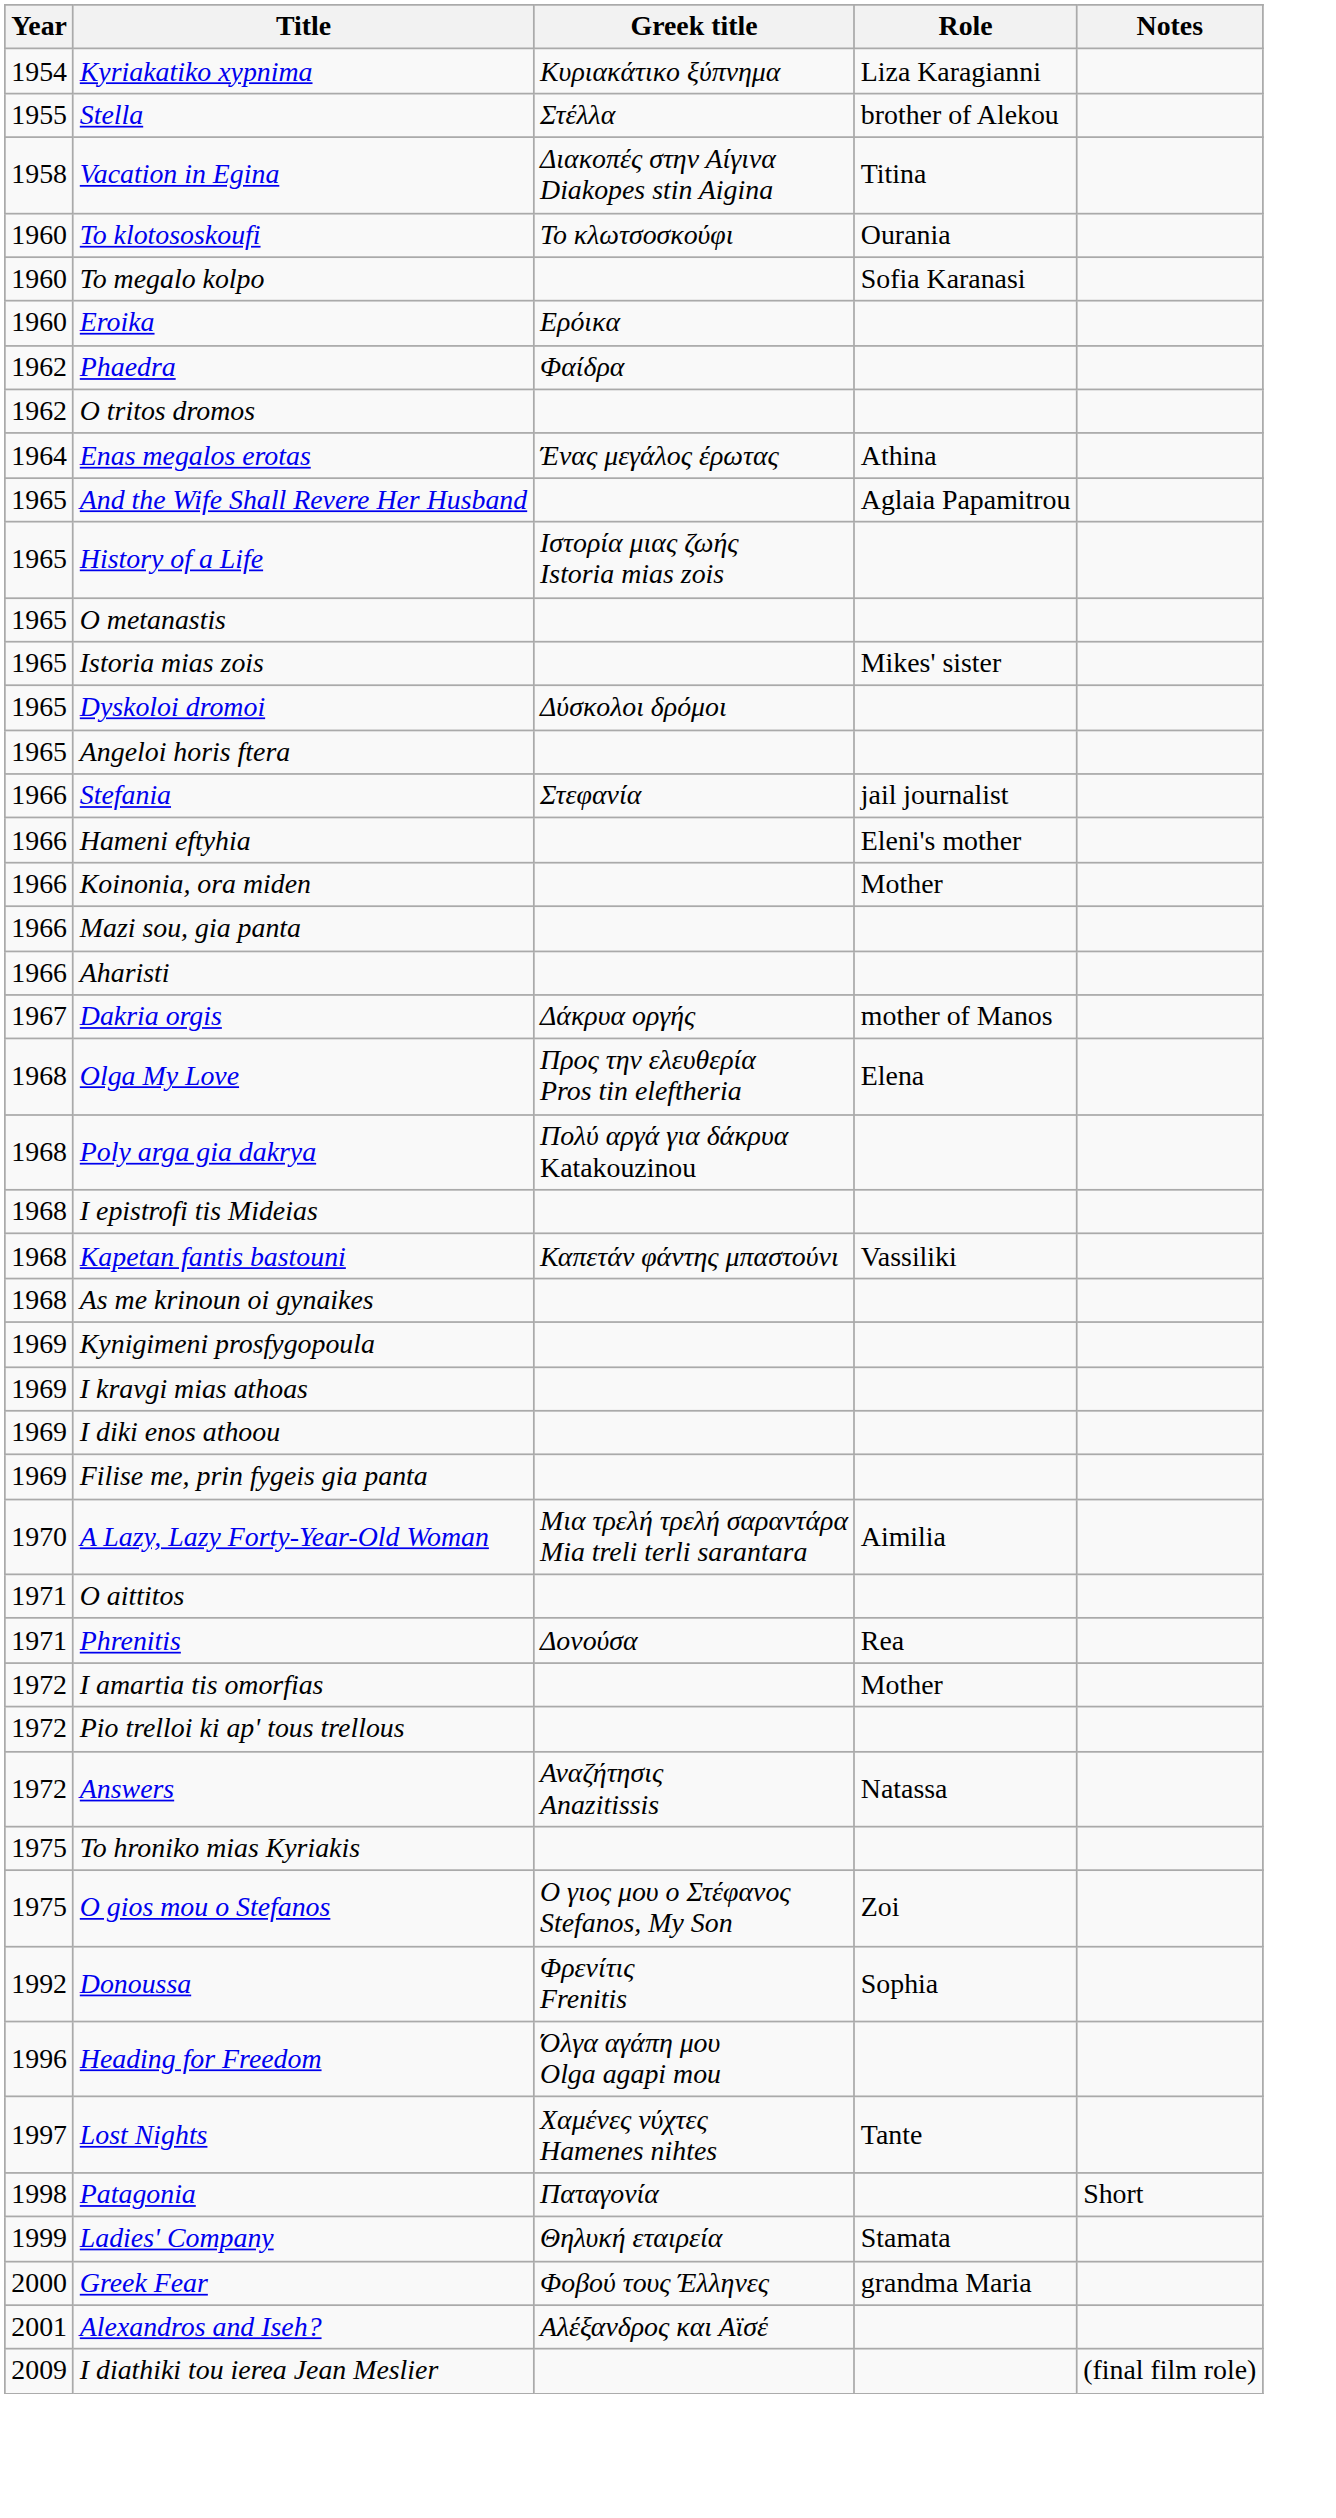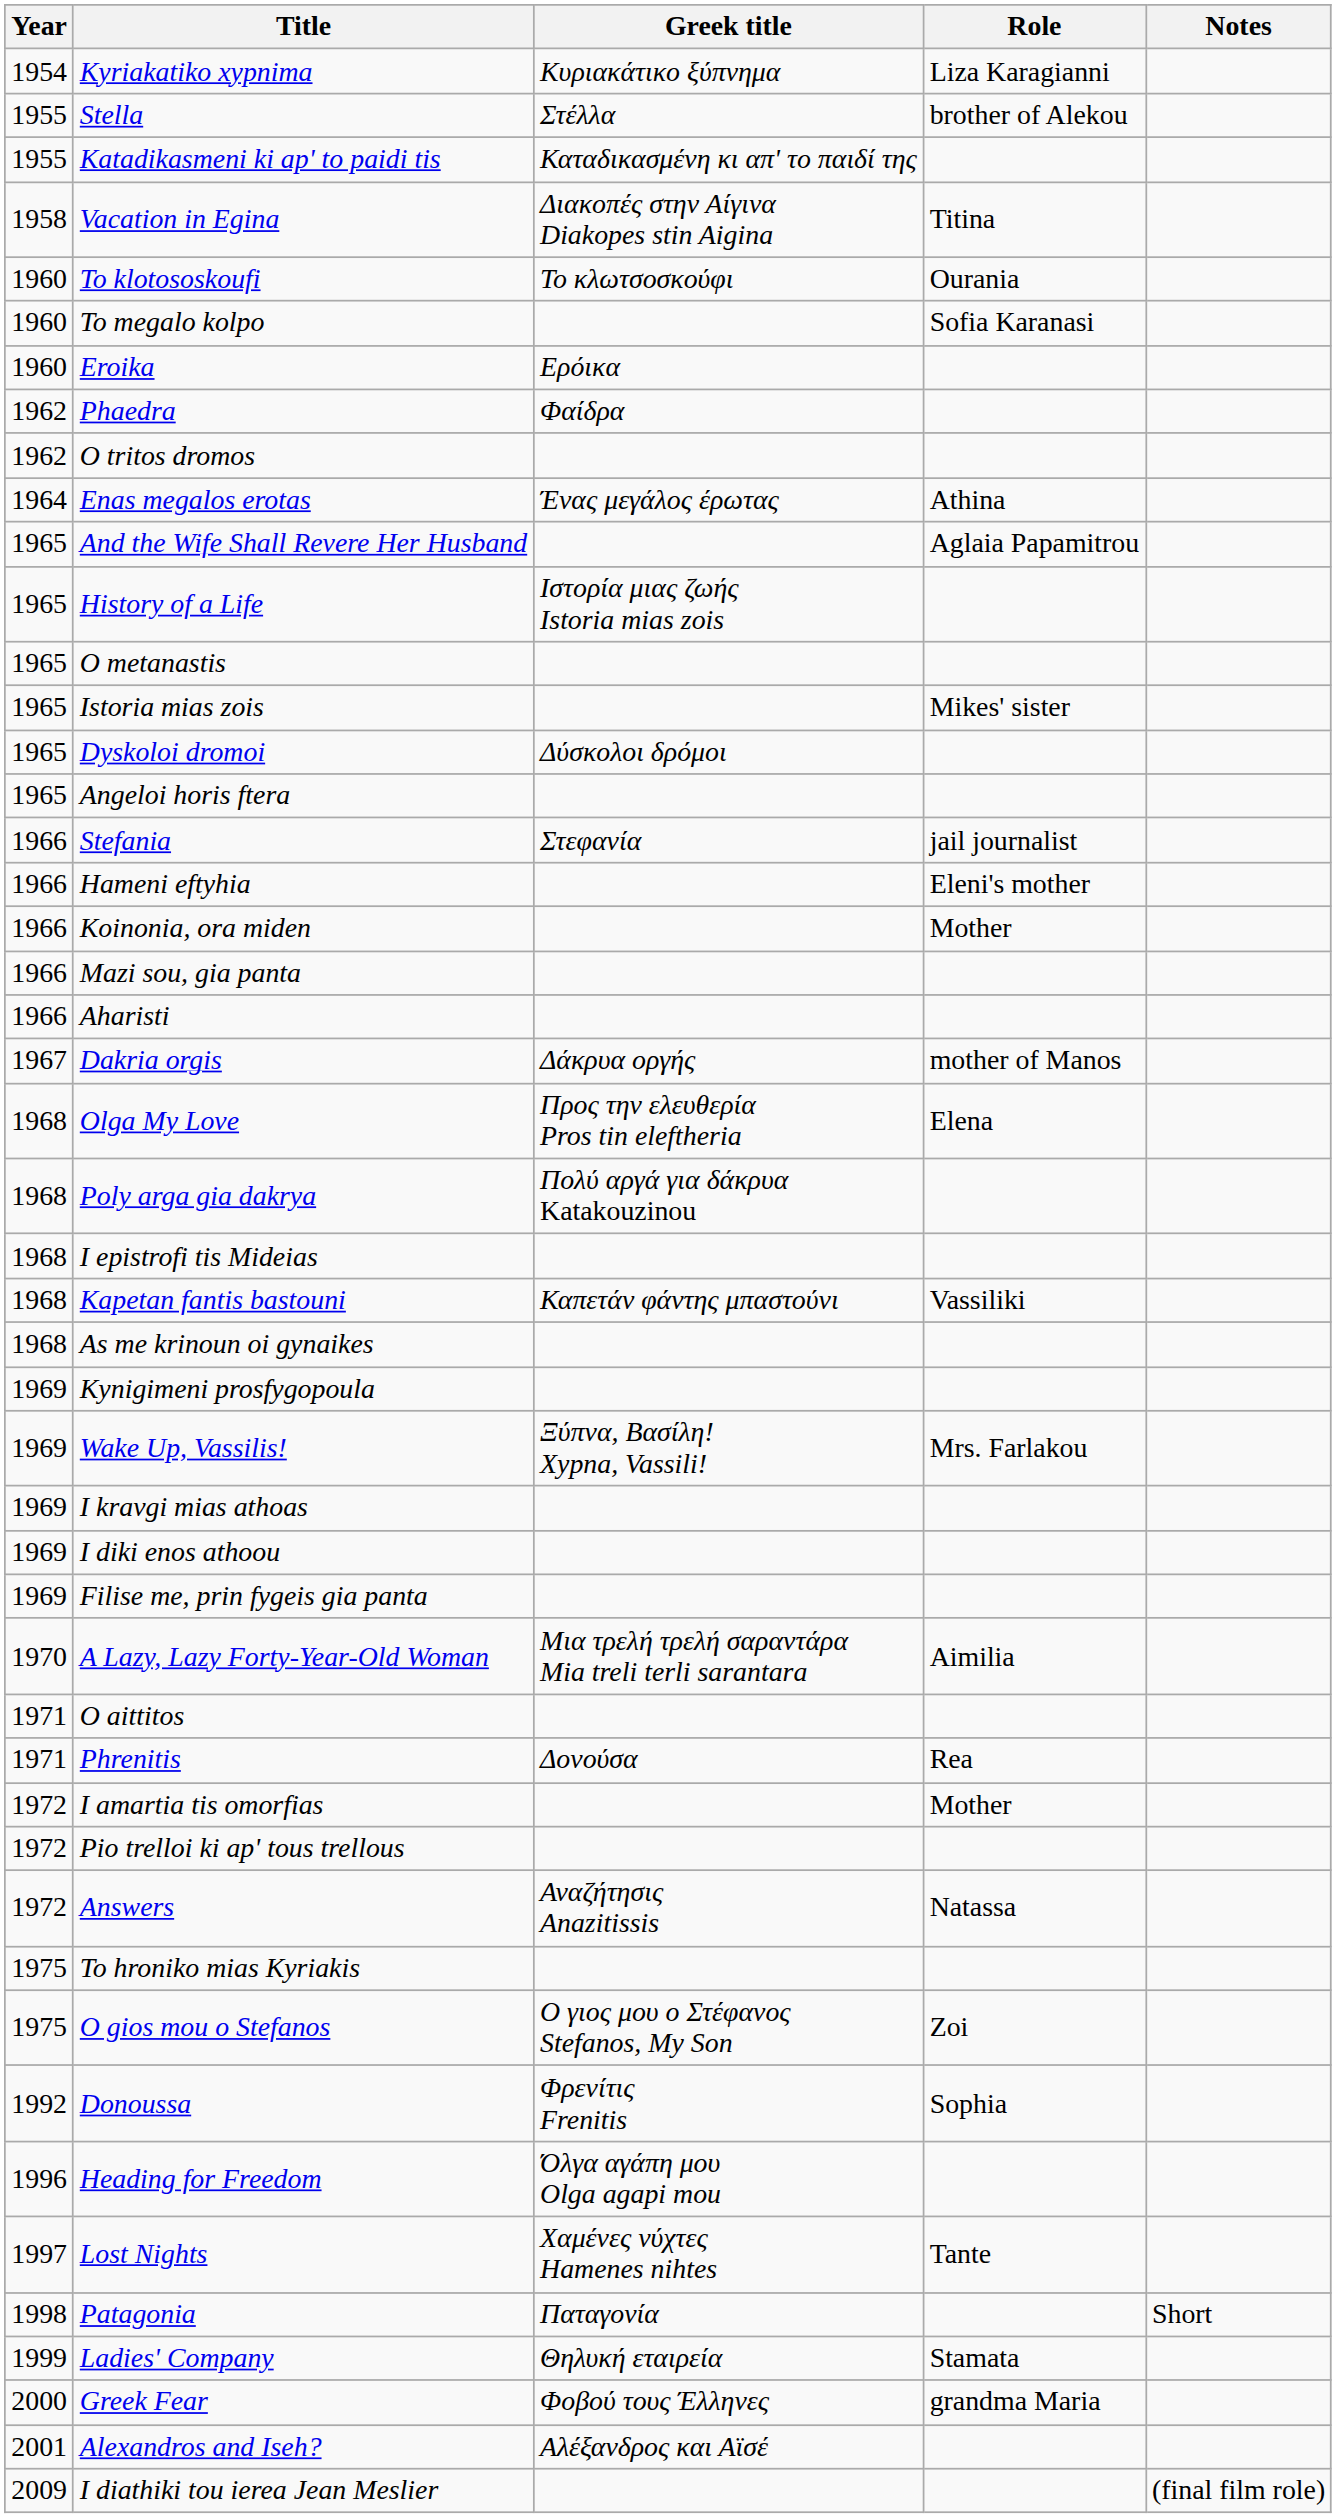+ row: (260, 159)
+ row: (183, 1447)
